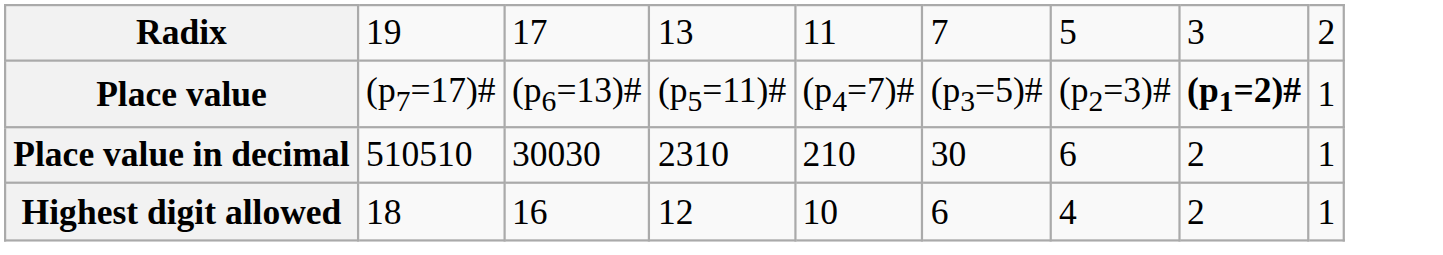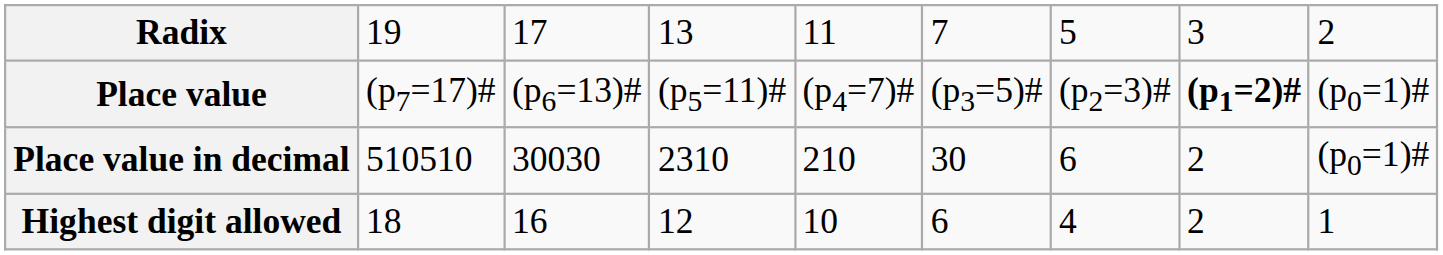(1326, 93) 1 -> (1373, 93) (p0=1)#
(1326, 154) 1 -> (1373, 159) (p0=1)#
